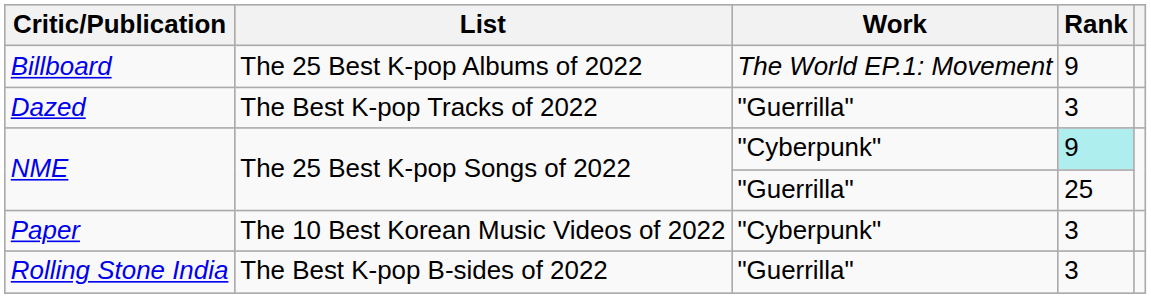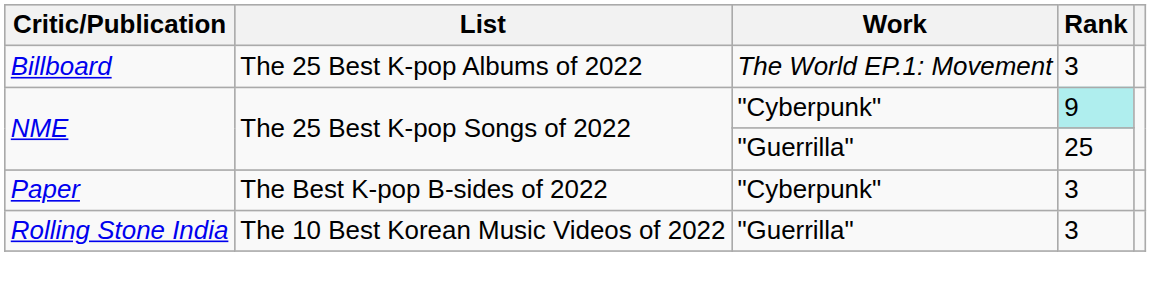(1072, 66) 9 -> (1072, 66) 3
- row: (48, 107)
(483, 230) The 10 Best Korean Music Videos of 2022 -> (424, 189) The Best K-pop B-sides of 2022
(424, 271) The Best K-pop B-sides of 2022 -> (483, 230) The 10 Best Korean Music Videos of 2022
